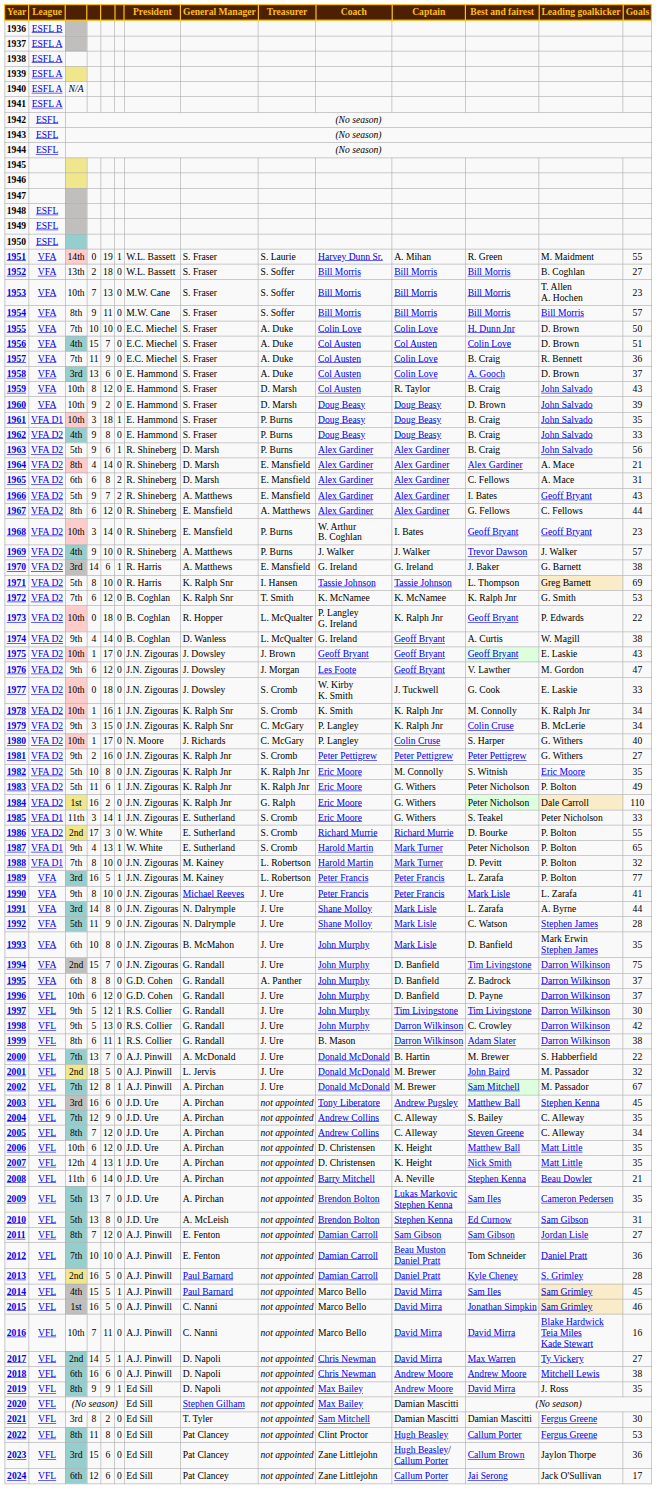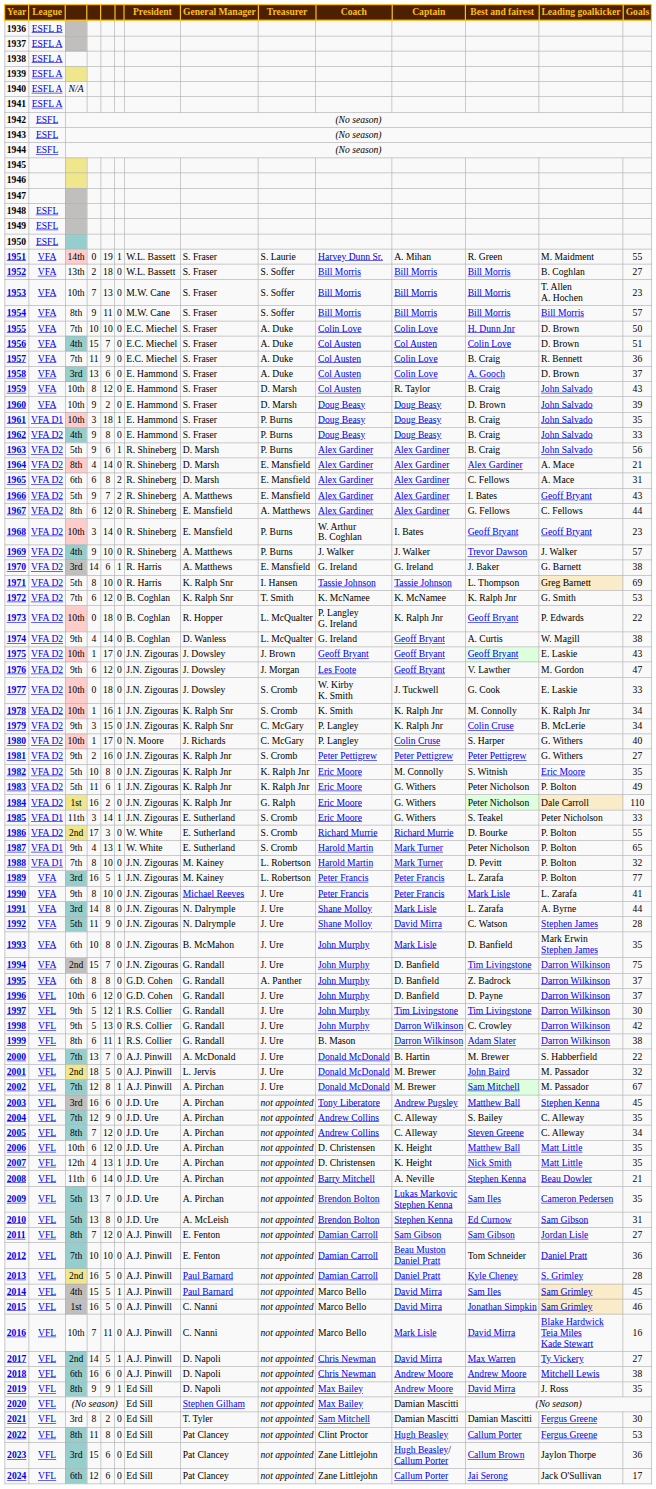(415, 924) Mark Lisle -> (418, 924) David Mirra
(418, 1332) David Mirra -> (415, 1332) Mark Lisle
